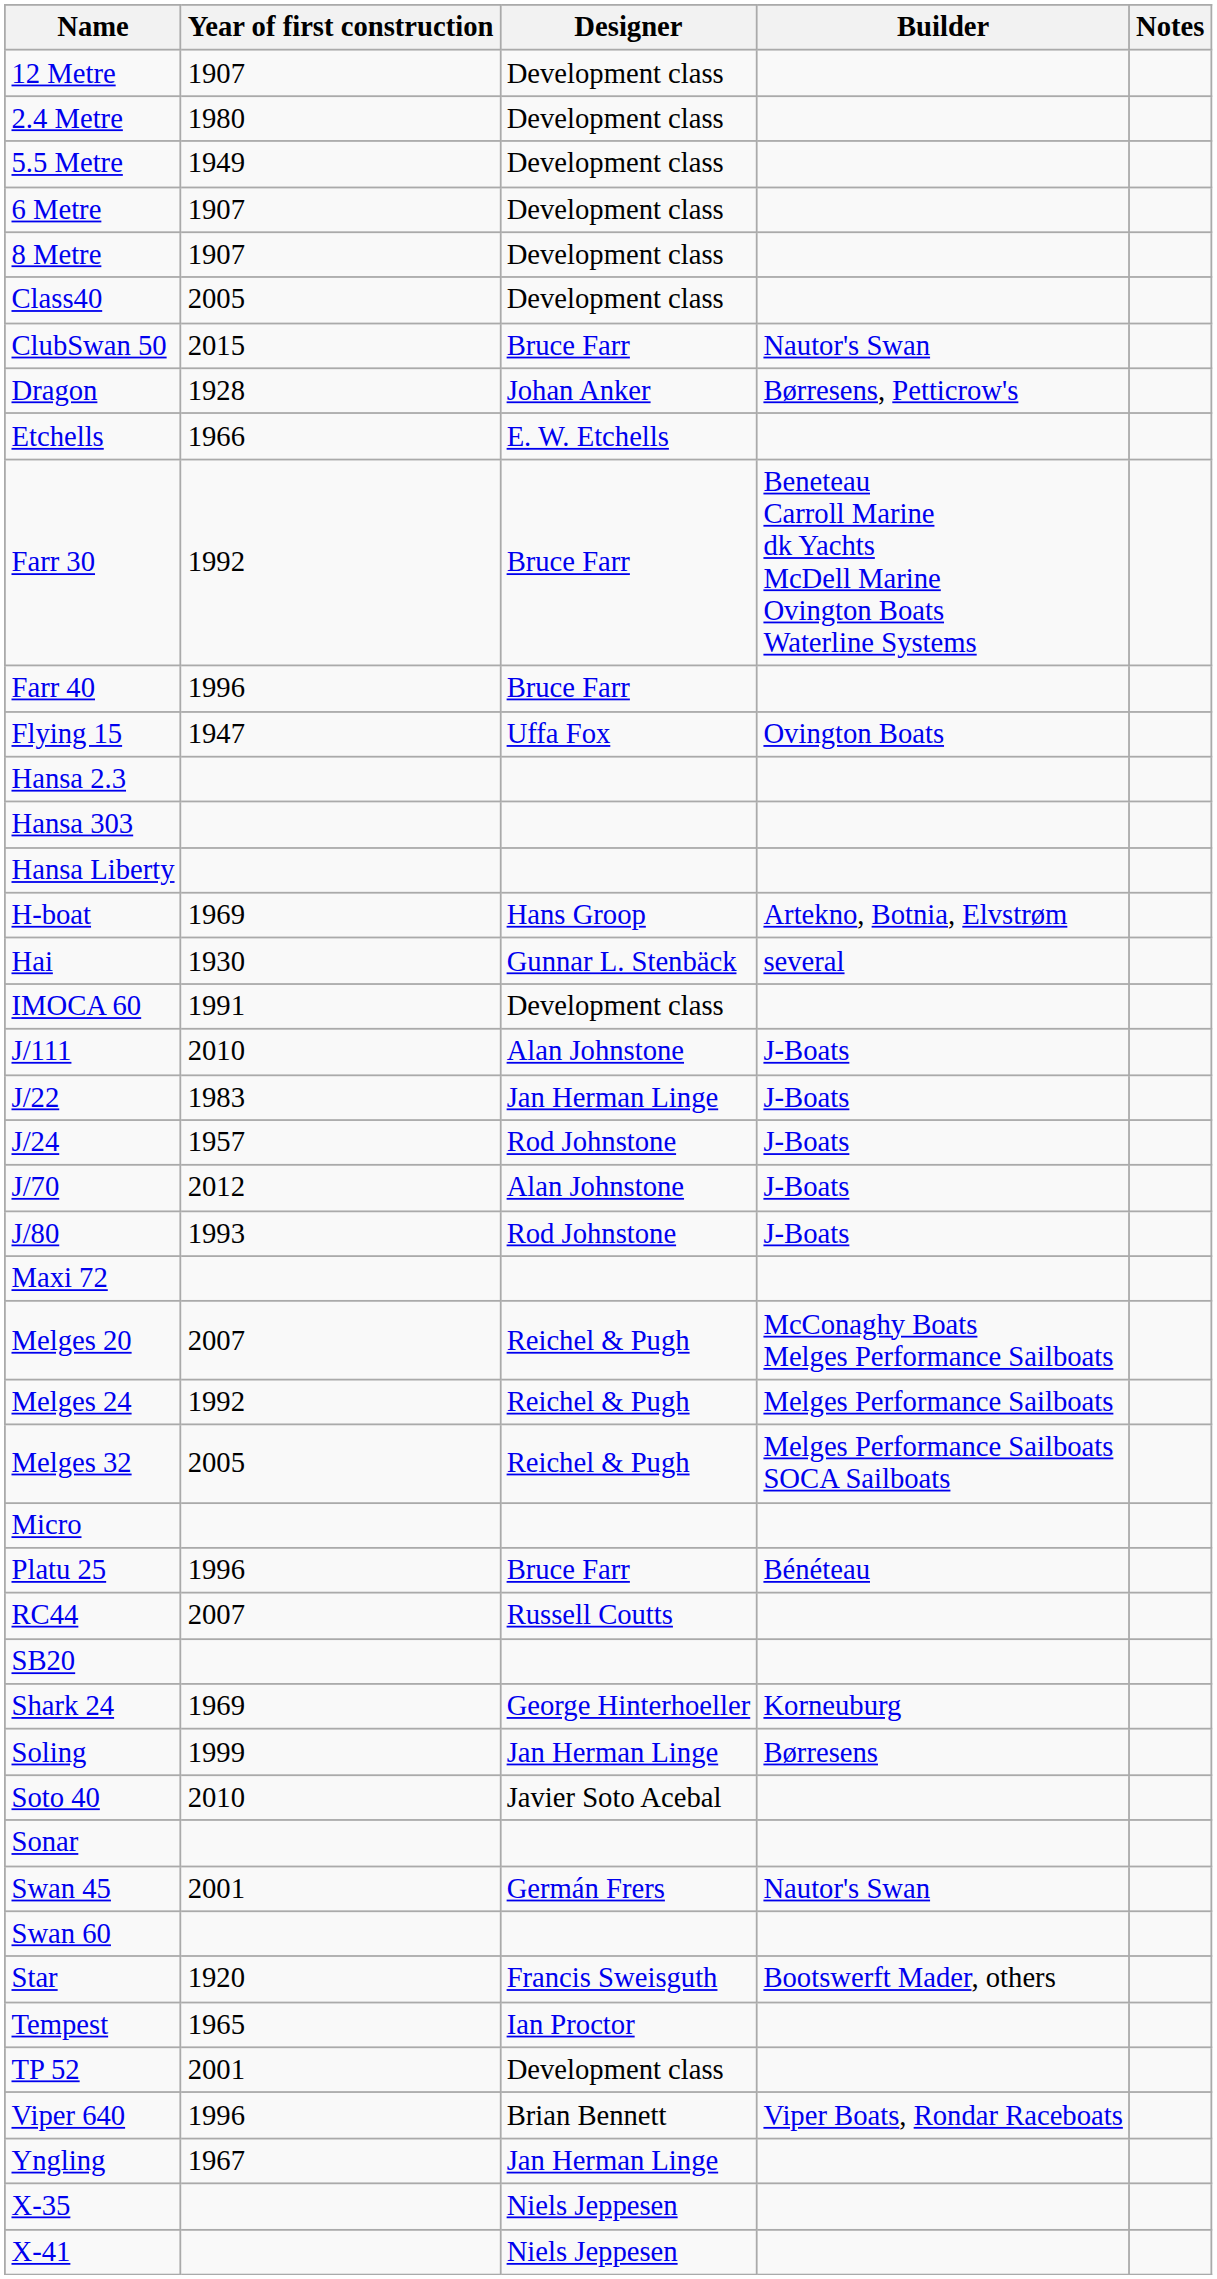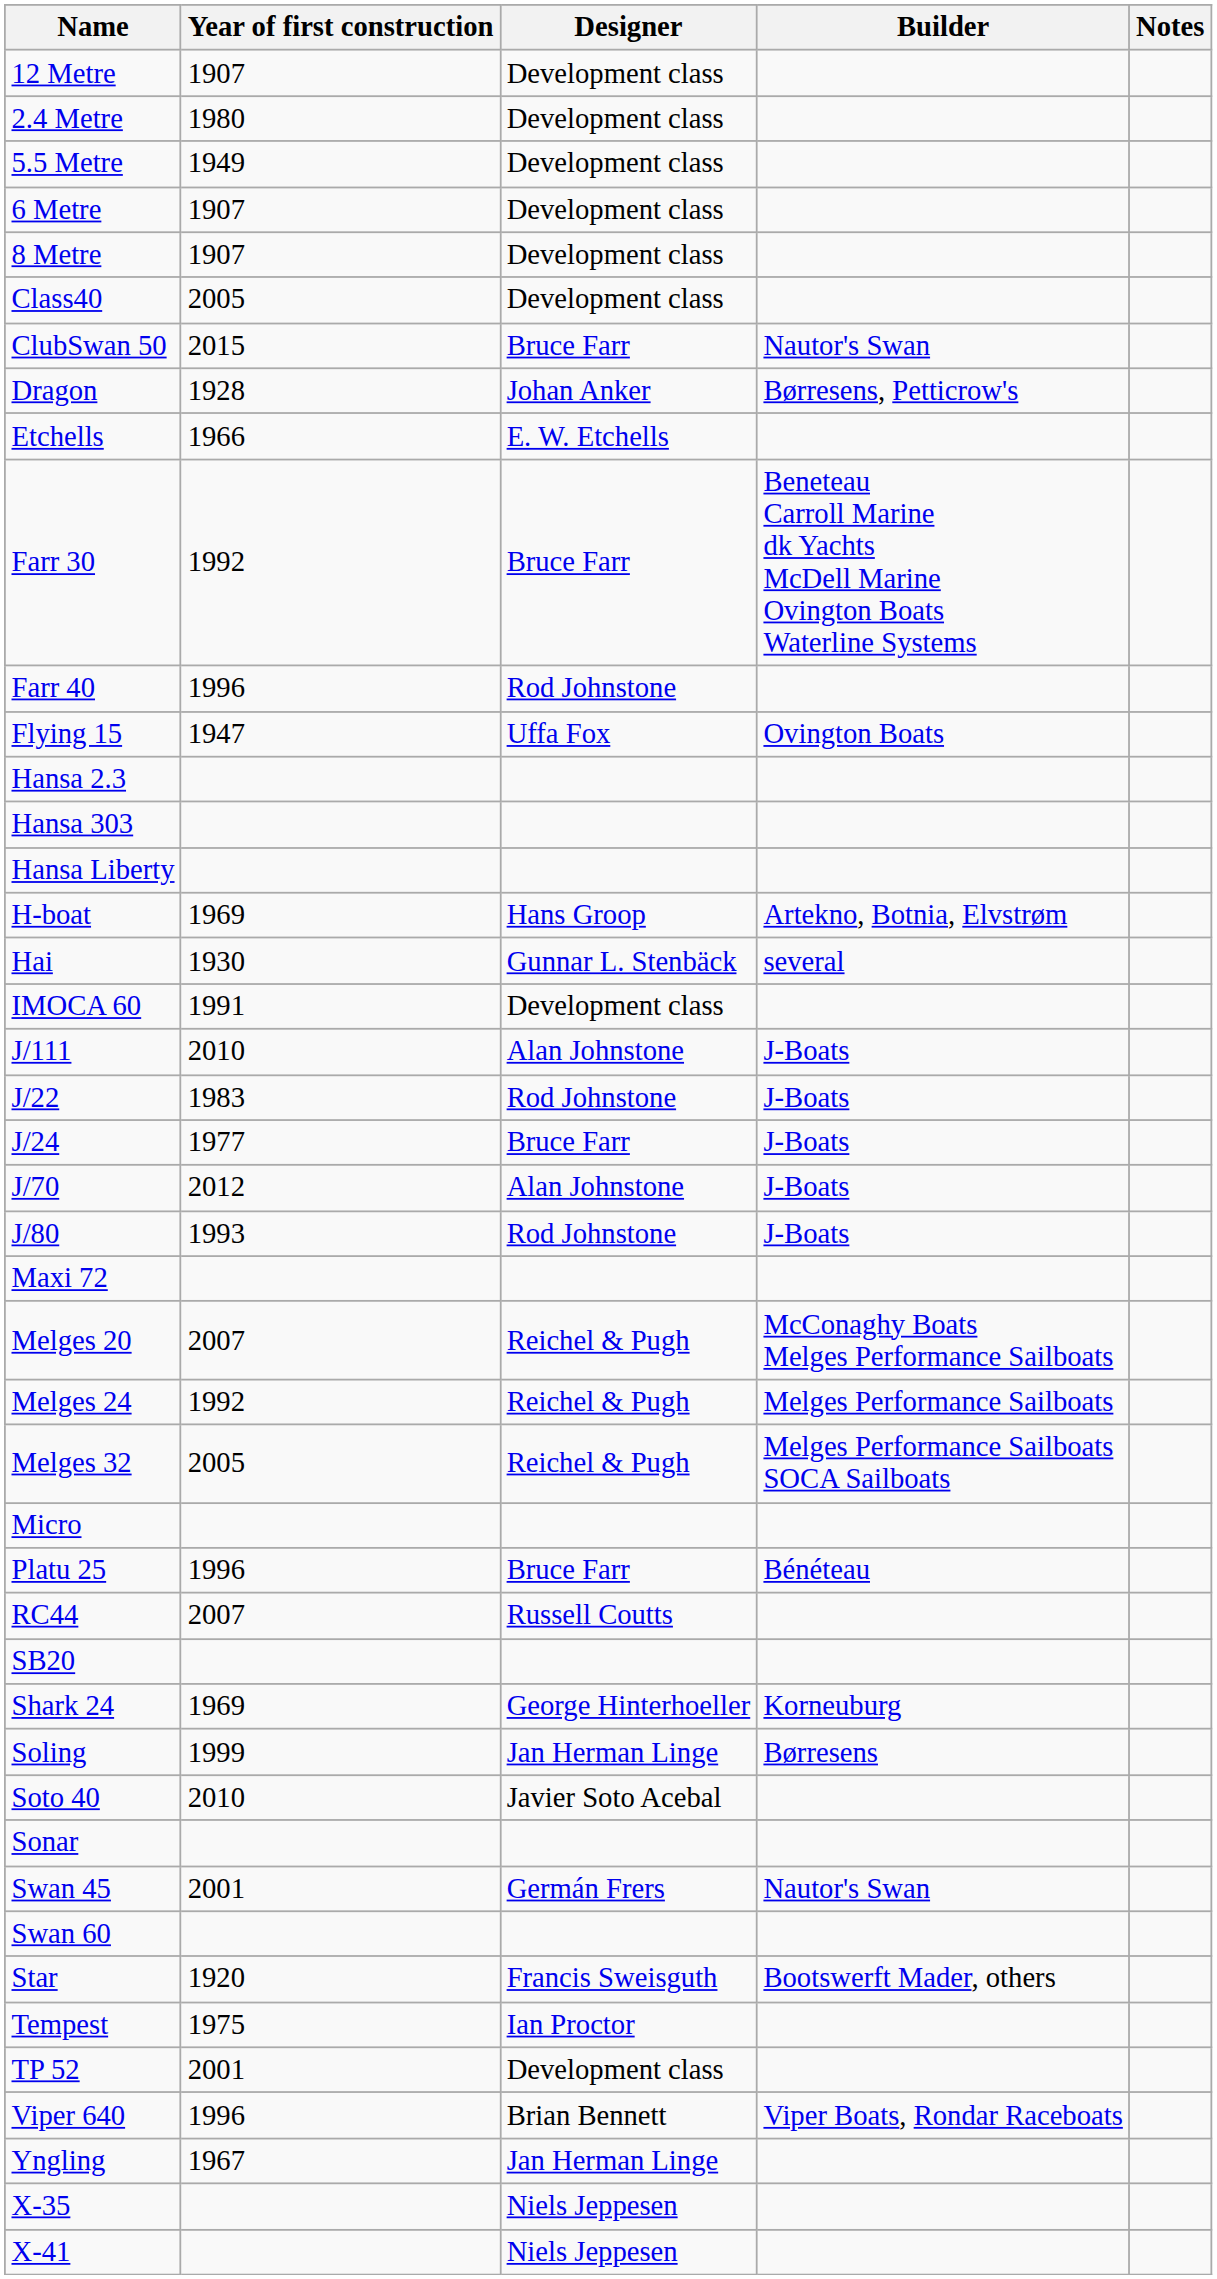(568, 687) Bruce Farr -> (591, 687) Rod Johnstone
(612, 1096) Jan Herman Linge -> (591, 1096) Rod Johnstone
(216, 1142) 1957 -> (216, 1142) 1977
(591, 1142) Rod Johnstone -> (568, 1142) Bruce Farr
(216, 2024) 1965 -> (216, 2024) 1975
